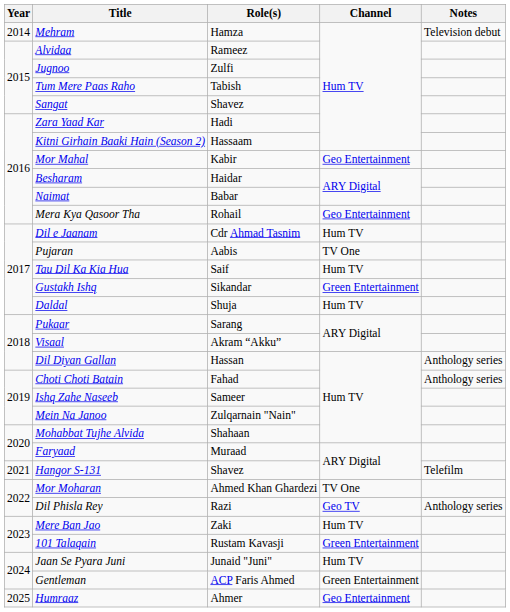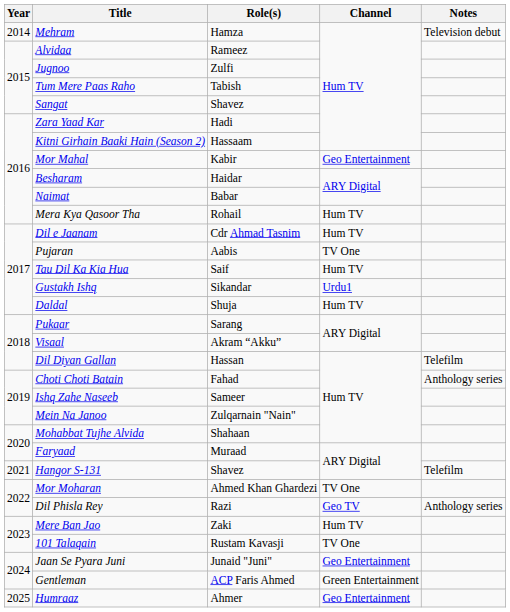(366, 214) Geo Entertainment -> (343, 214) Hum TV
(371, 287) Green Entertainment -> (337, 287) Urdu1
(463, 360) Anthology series -> (444, 360) Telefilm
(371, 543) Green Entertainment -> (341, 543) TV One
(343, 561) Hum TV -> (366, 561) Geo Entertainment
